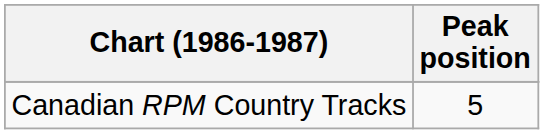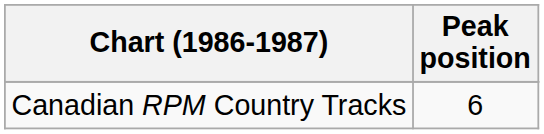(475, 104) 5 -> (475, 104) 6
